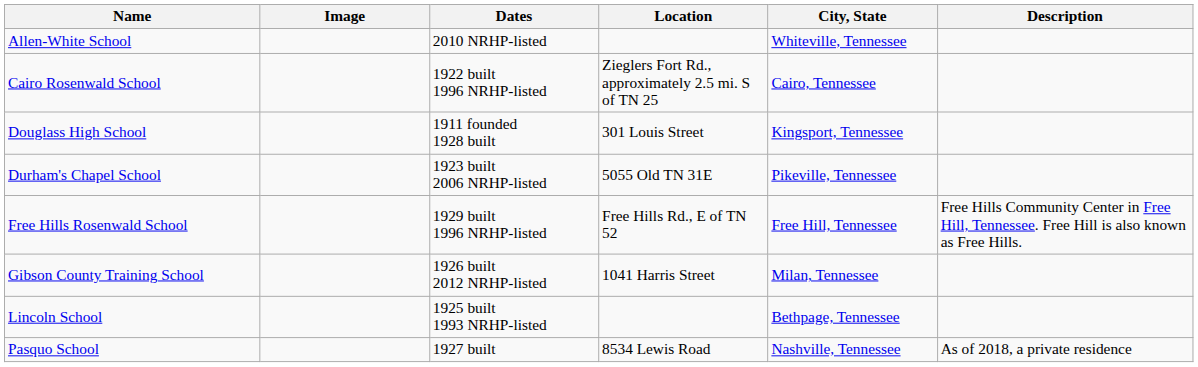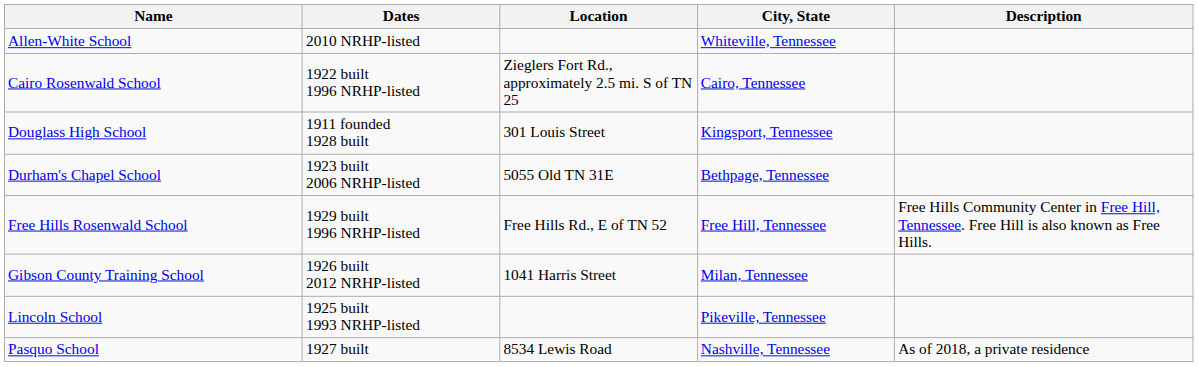- column: (345, 16)
(834, 174) Pikeville, Tennessee -> (765, 174) Bethpage, Tennessee
(836, 316) Bethpage, Tennessee -> (763, 316) Pikeville, Tennessee
